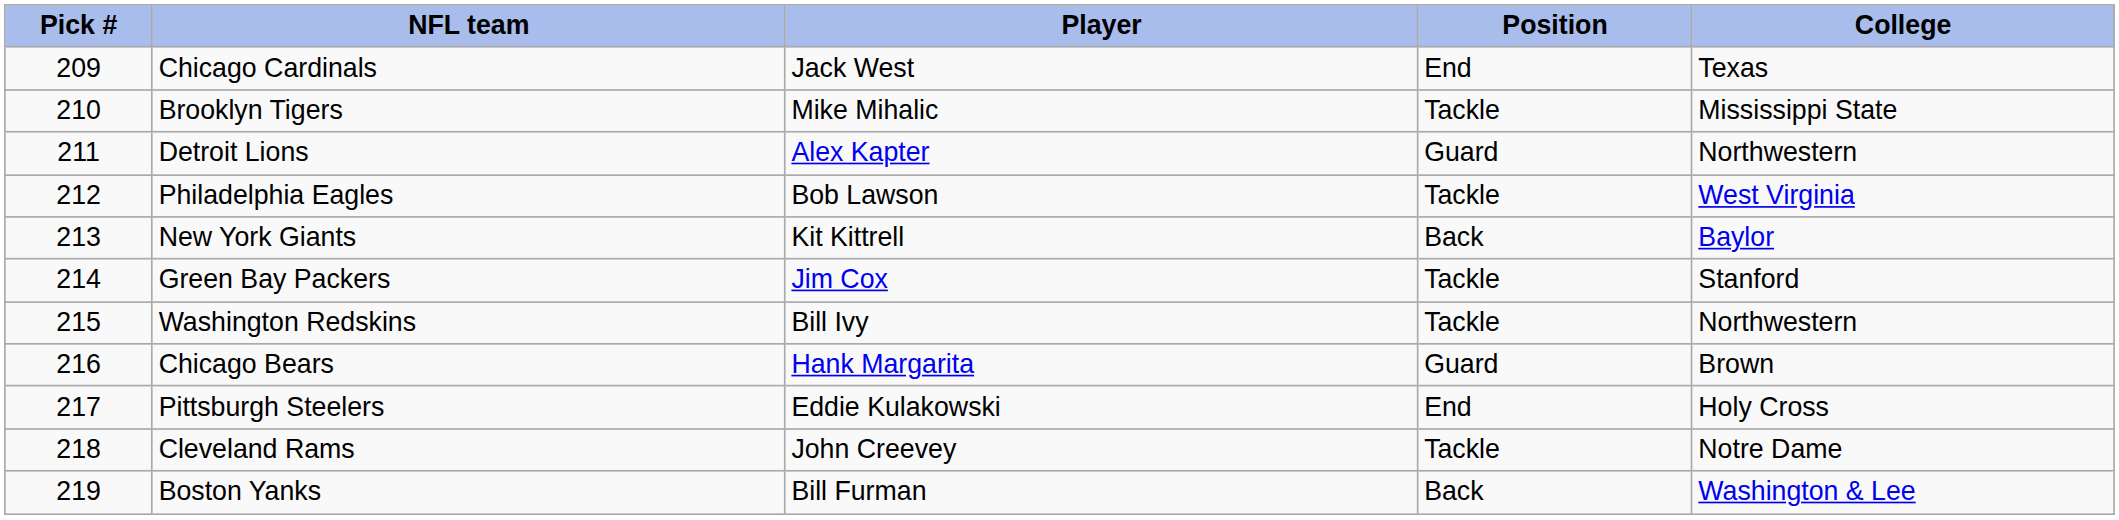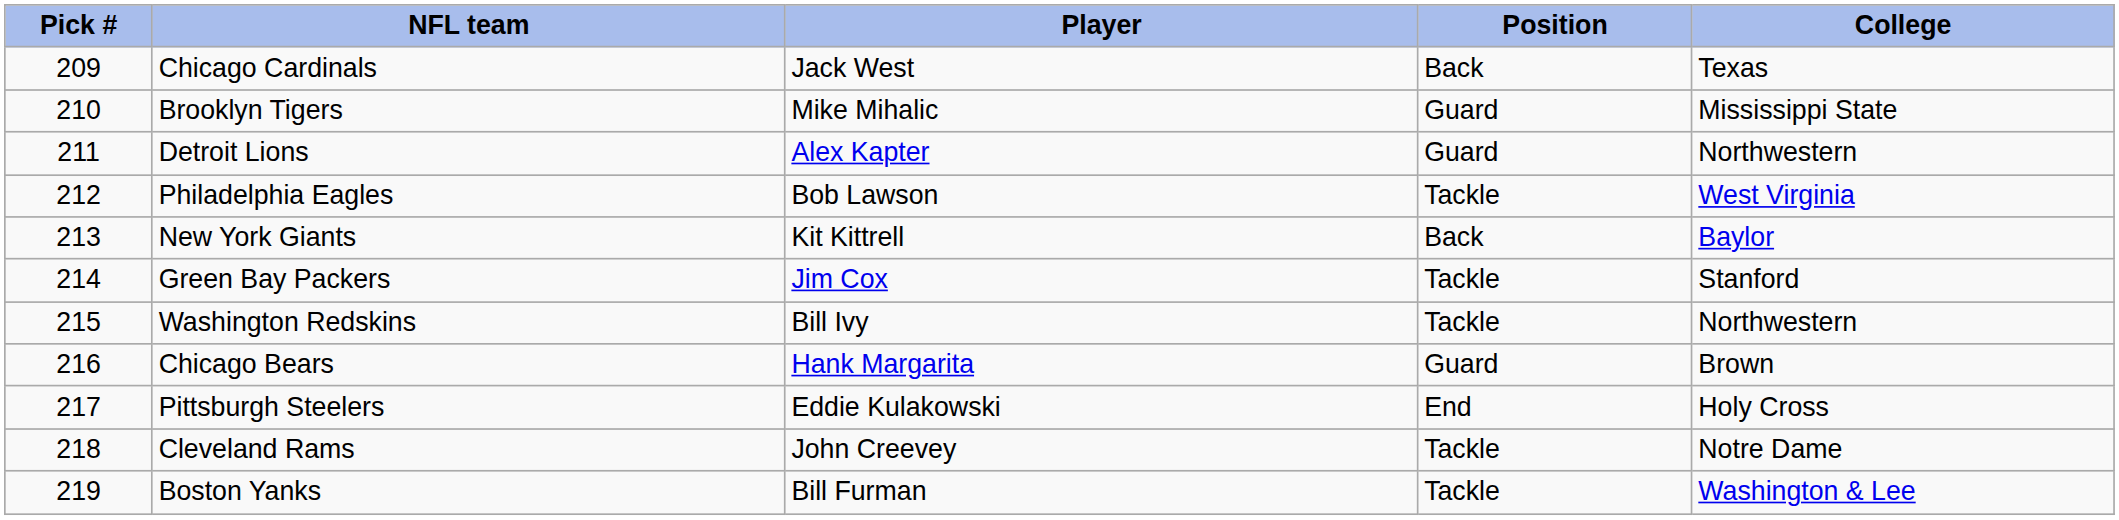(1448, 68) End -> (1454, 68) Back
(1462, 110) Tackle -> (1461, 110) Guard
(1454, 491) Back -> (1462, 491) Tackle
